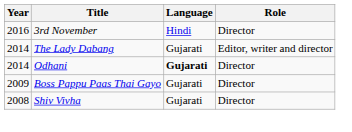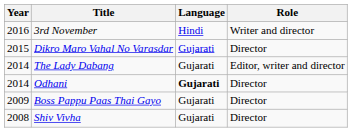(236, 30) Director -> (272, 30) Writer and director
+ row: (104, 48)
